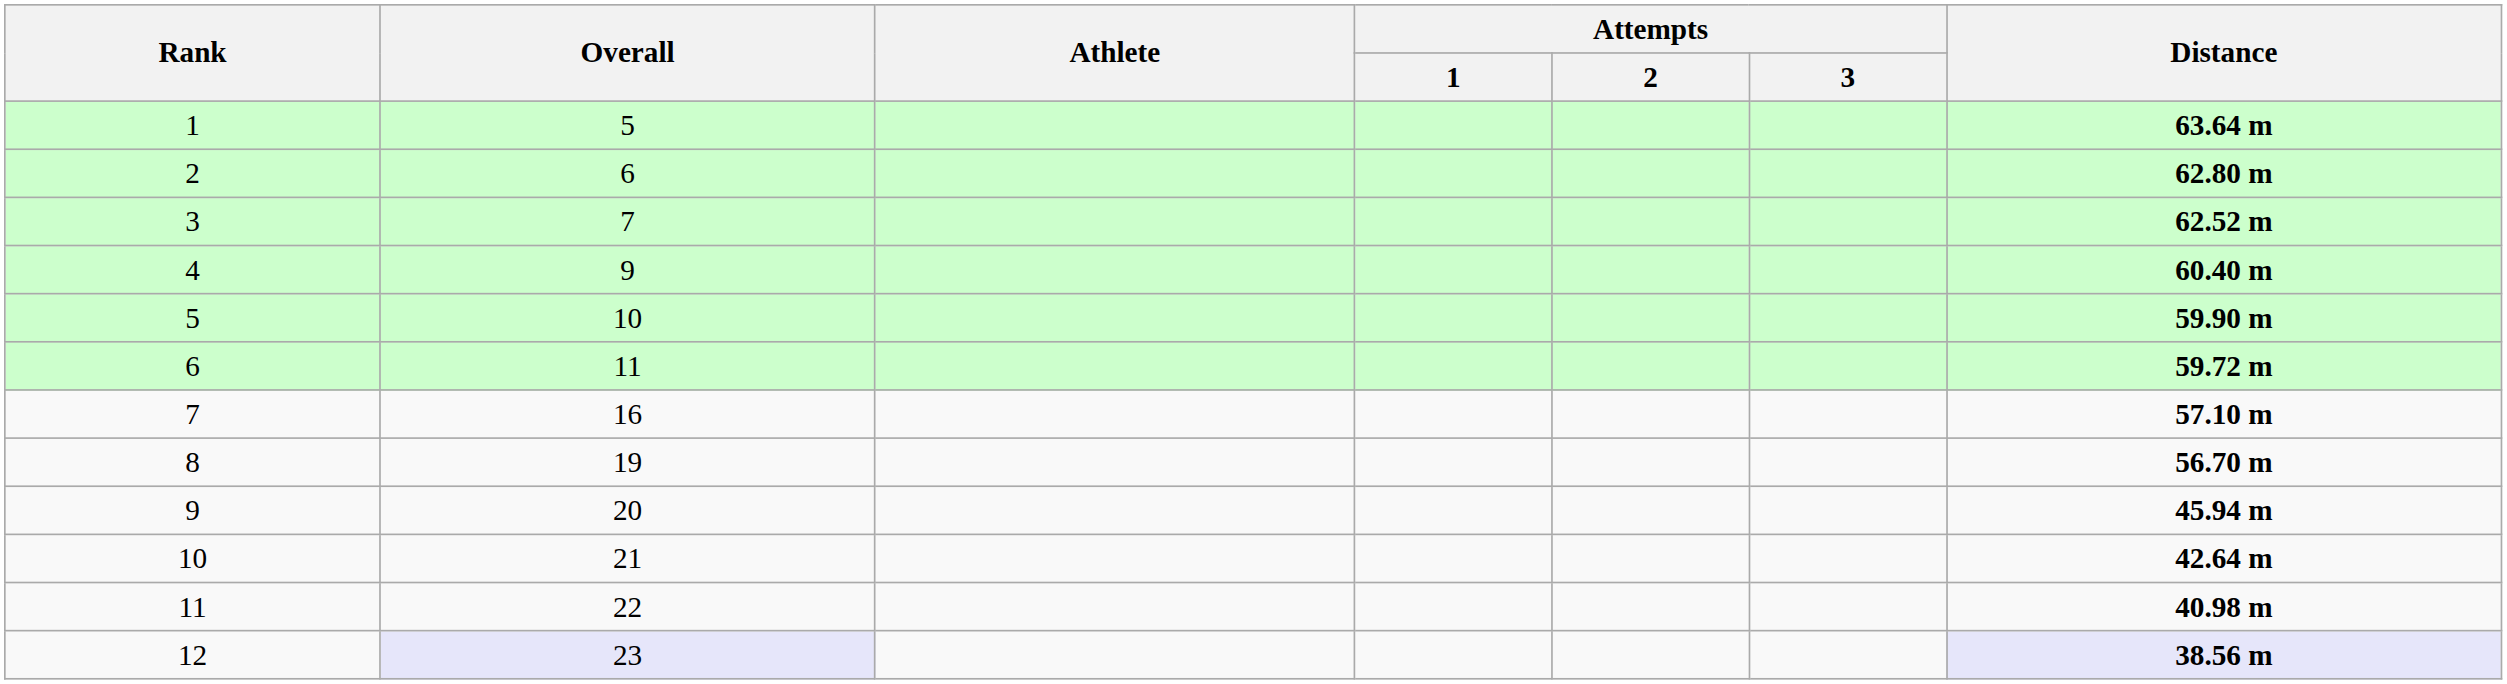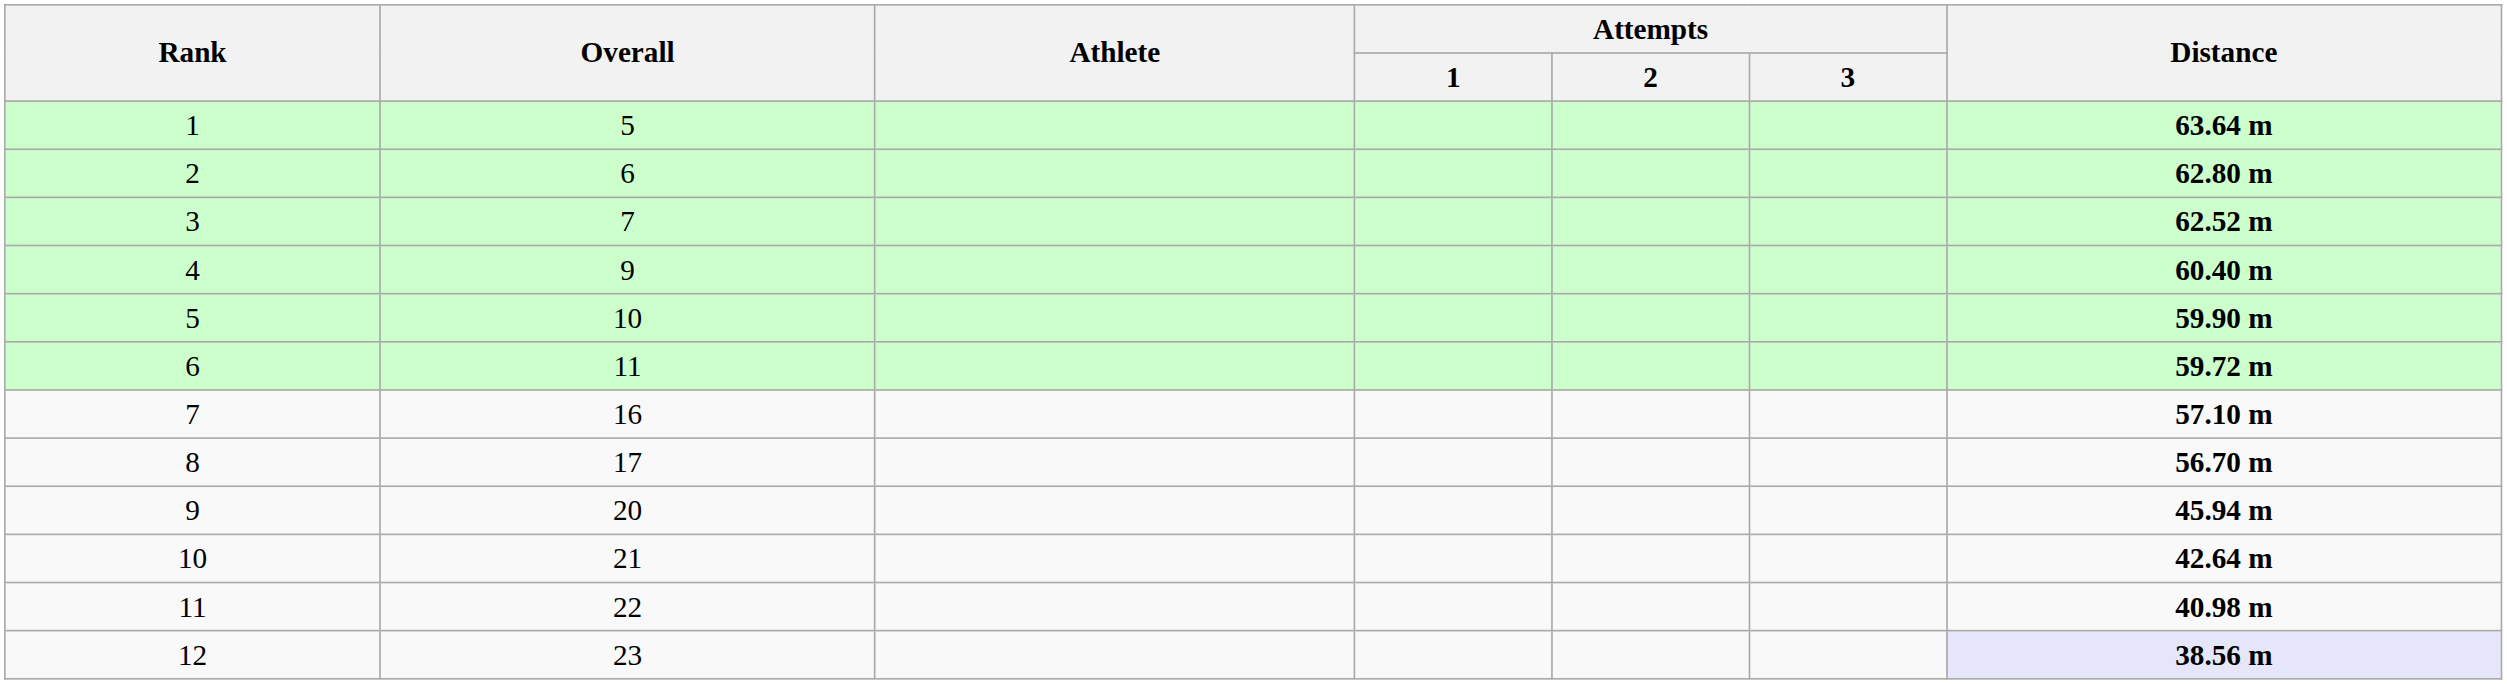(628, 461) 19 -> (628, 461) 17
(628, 654) lavender background -> (628, 654) no background
